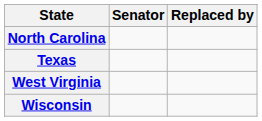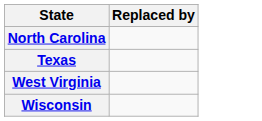- column: (138, 15)
